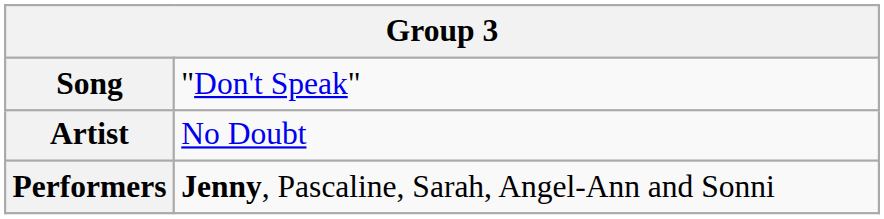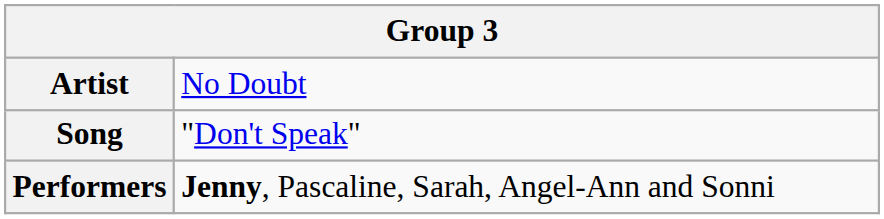rows swapped: (89, 82) <-> (89, 134)
